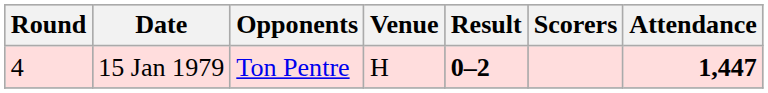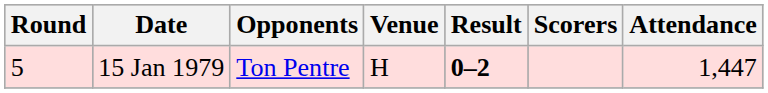(17, 66) 4 -> (17, 66) 5
(727, 66) bold -> (727, 66) normal
